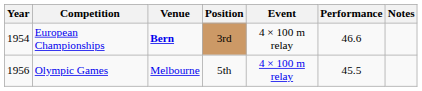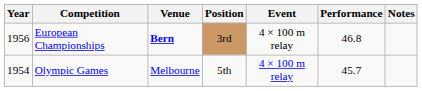(18, 39) 1954 -> (18, 39) 1956
(351, 39) 46.6 -> (351, 39) 46.8
(18, 71) 1956 -> (18, 71) 1954
(351, 71) 45.5 -> (351, 71) 45.7
